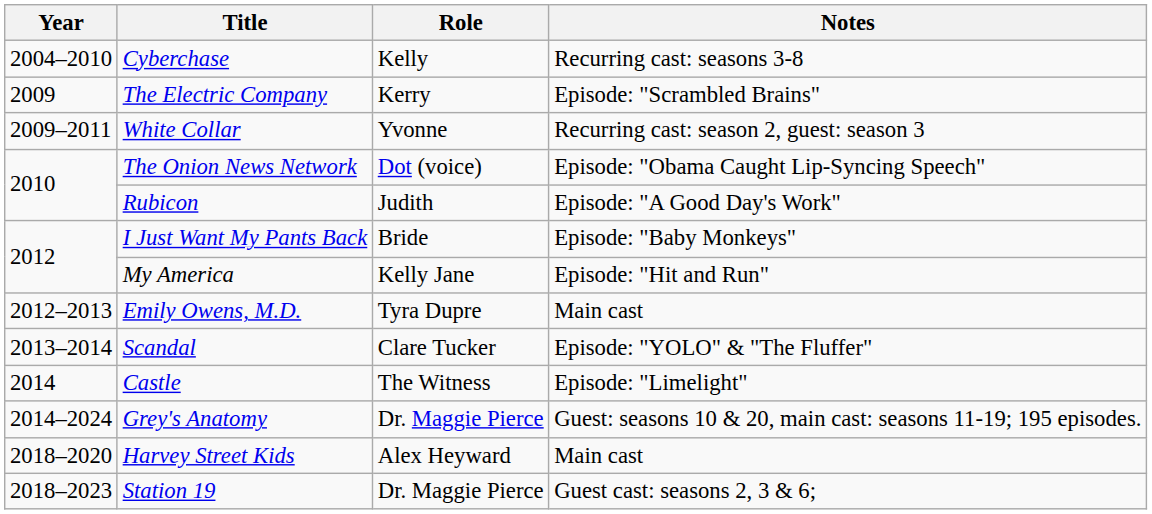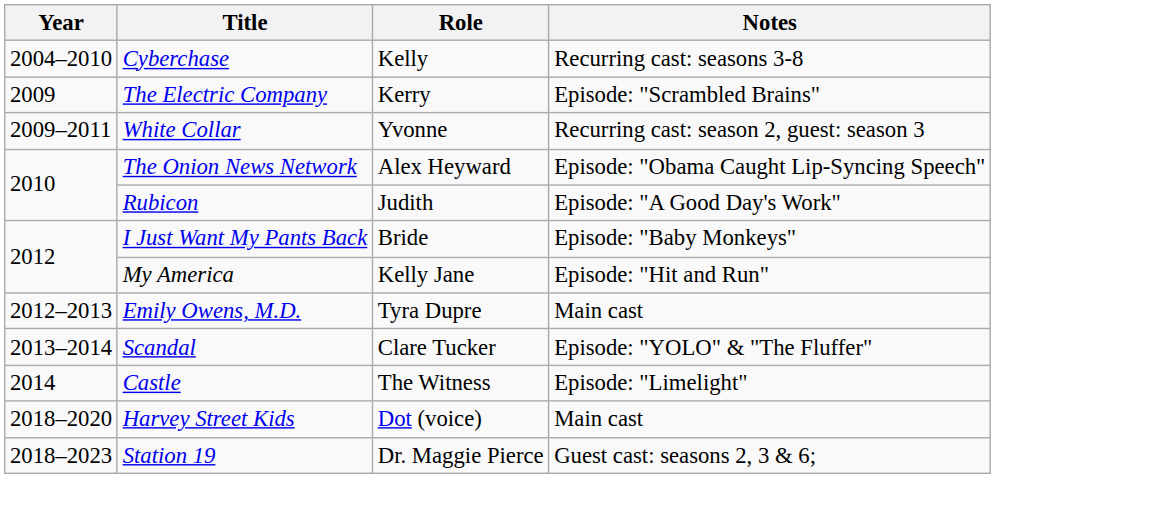(430, 166) Dot (voice) -> (444, 166) Alex Heyward
- row: (195, 418)
(444, 454) Alex Heyward -> (430, 418) Dot (voice)
